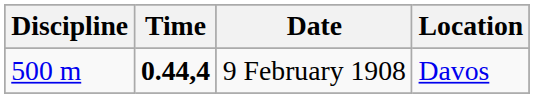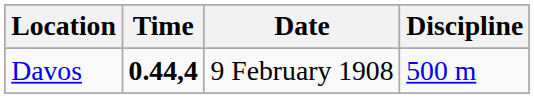columns swapped: (70, 26) <-> (471, 26)
